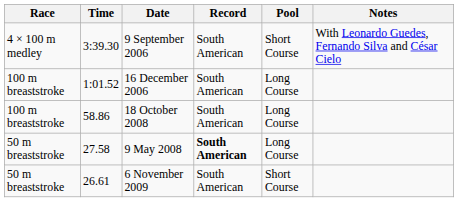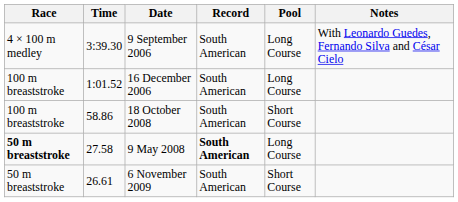(282, 45) Short Course -> (284, 45) Long Course
(282, 116) Long Course -> (284, 116) Short Course
(36, 148) normal -> (38, 148) bold
